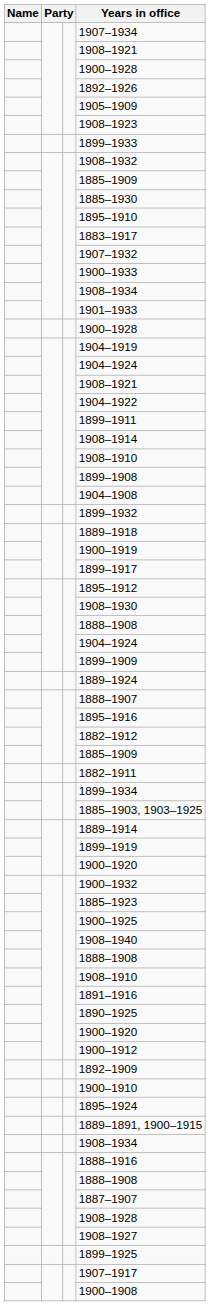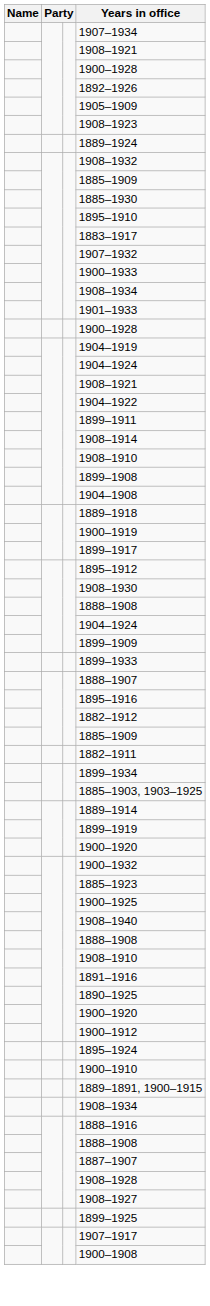rows swapped: (23, 143) <-> (23, 680)
- row: (23, 514)
- row: (23, 1069)
rows swapped: (23, 1107) <-> (23, 1088)
